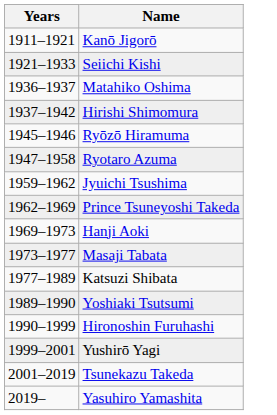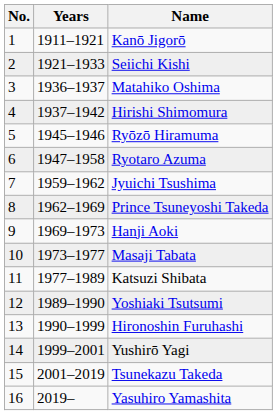+ column: (19, 16)
